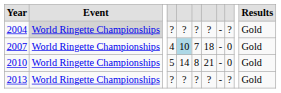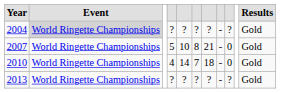(172, 46) 4 -> (172, 46) 5
(184, 46) lightblue background -> (184, 46) no background
(197, 46) 7 -> (197, 46) 8
(209, 46) 18 -> (209, 46) 21
(172, 63) 5 -> (172, 63) 4
(197, 63) 8 -> (197, 63) 7
(209, 63) 21 -> (209, 63) 18
